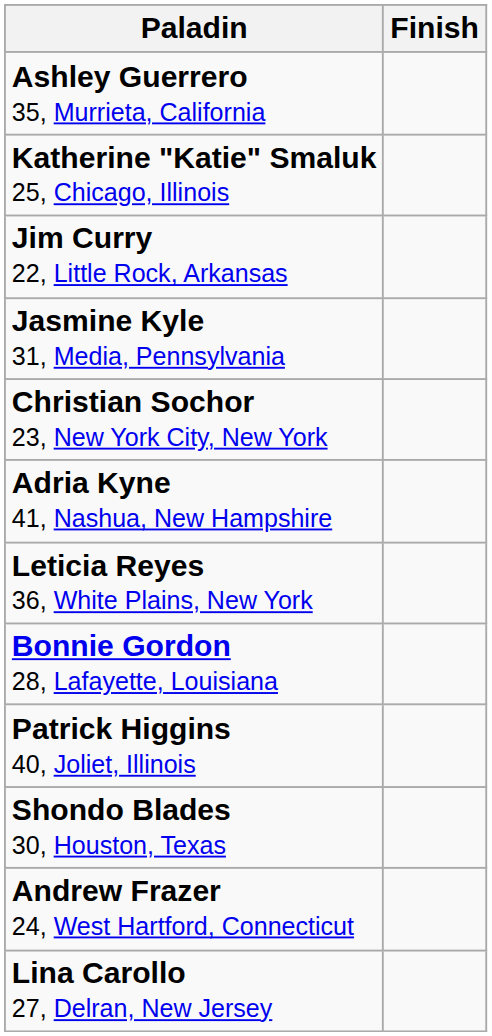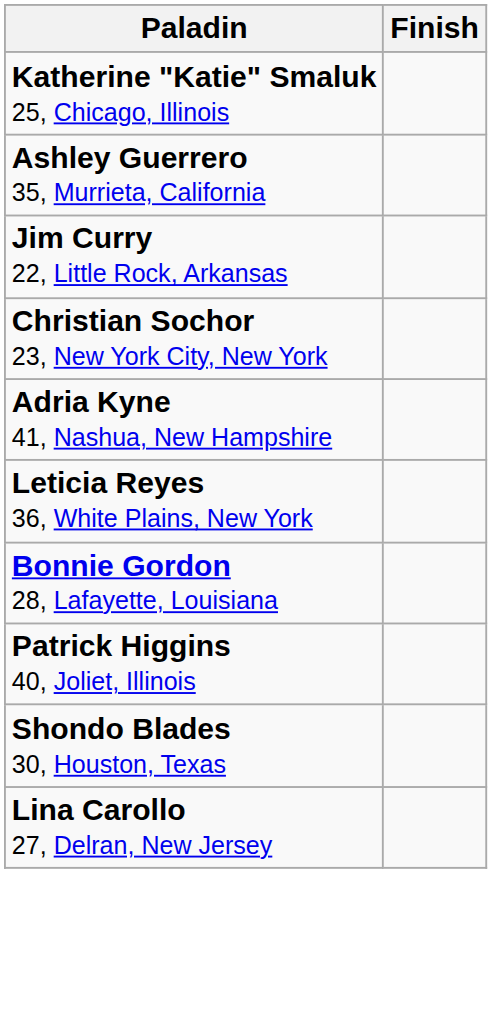rows swapped: (194, 174) <-> (139, 92)
- row: (148, 337)
- row: (183, 908)
